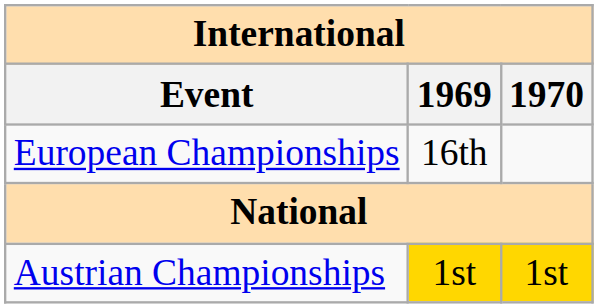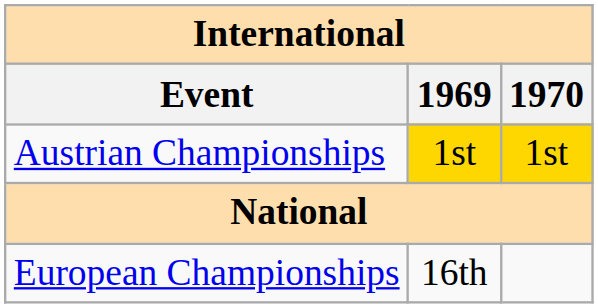rows swapped: (207, 152) <-> (199, 271)
